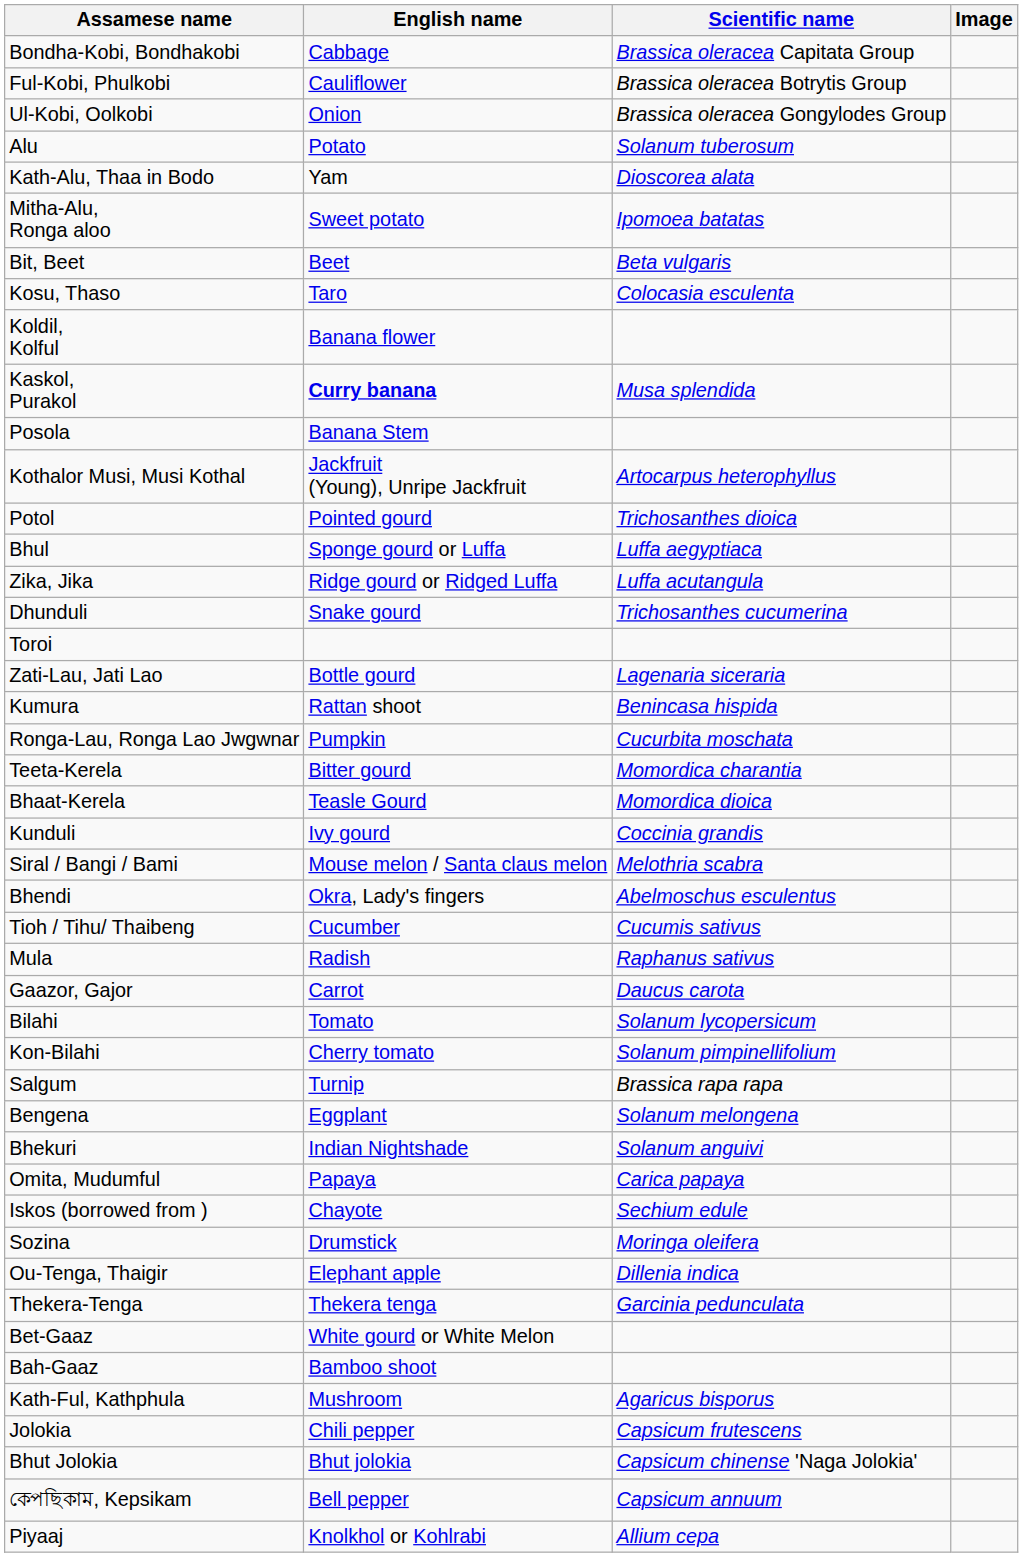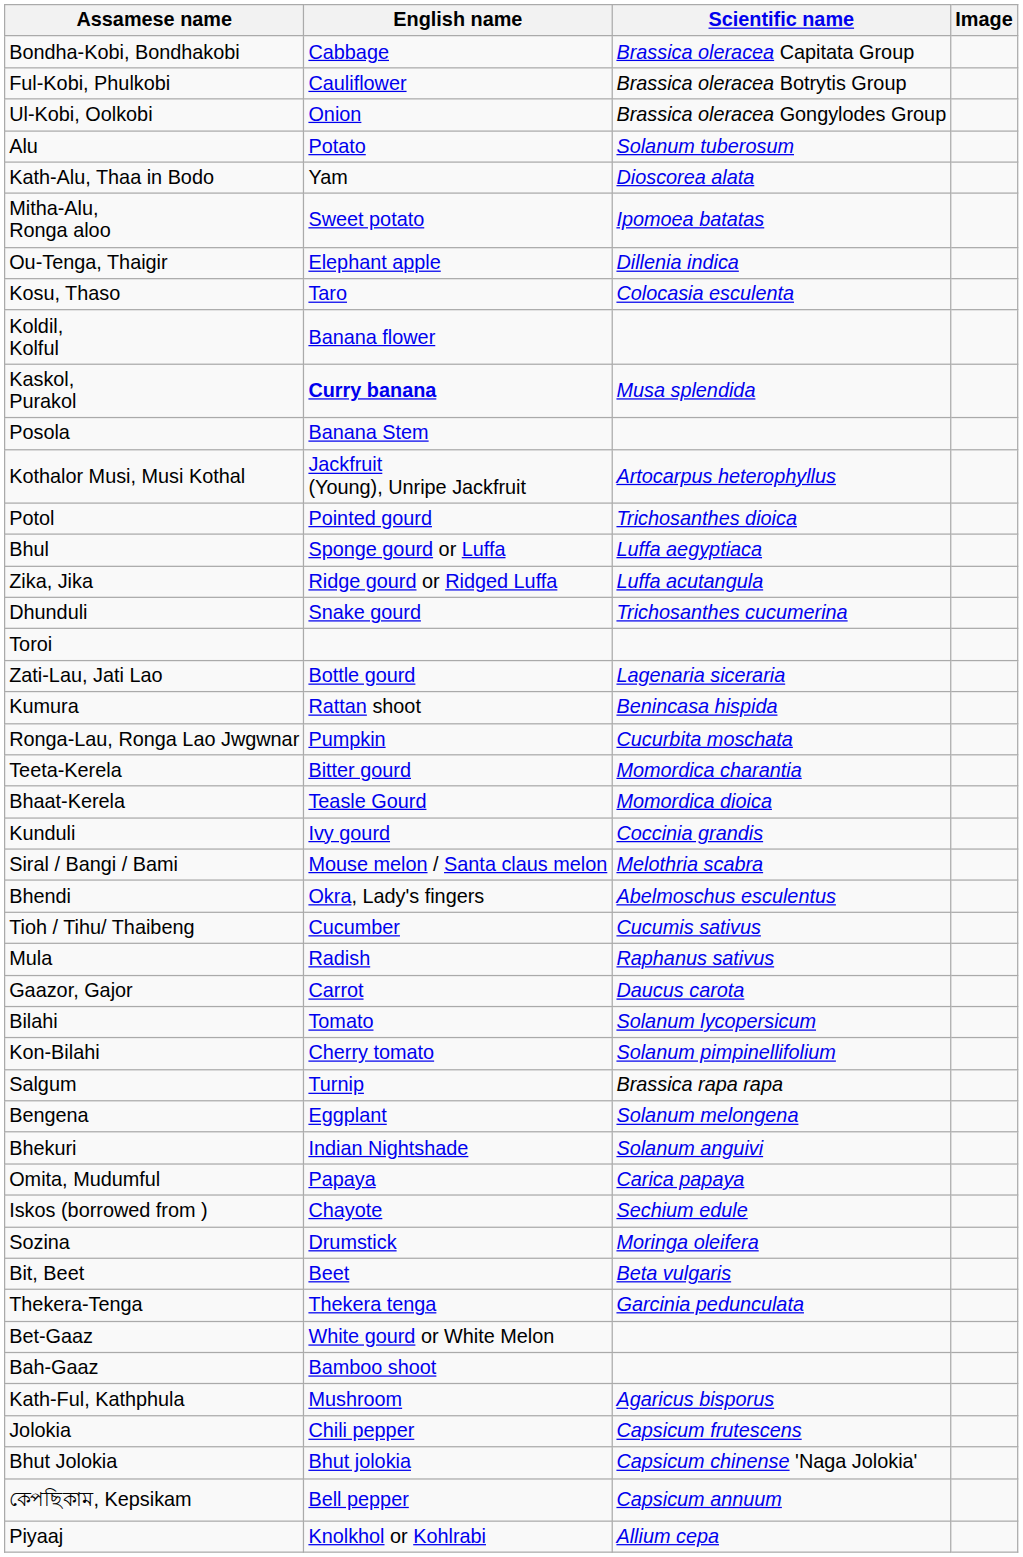rows swapped: (47, 262) <-> (88, 1273)
